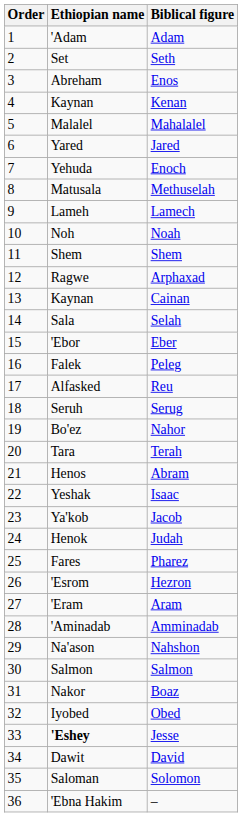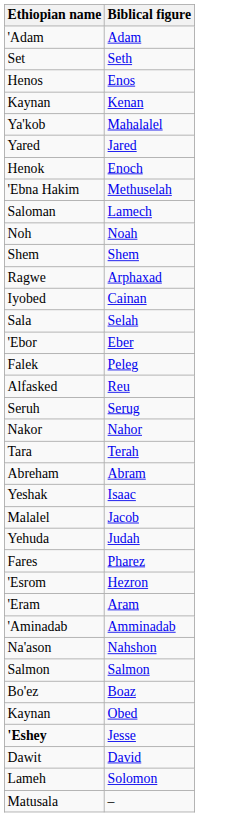- column: (26, 15)
(76, 80) Abreham -> (25, 80) Henos
(72, 124) Malalel -> (26, 124) Ya'kob
(71, 168) Yehuda -> (26, 168) Henok
(76, 189) Matusala -> (43, 189) 'Ebna Hakim
(70, 211) Lameh -> (32, 211) Saloman
(72, 299) Kaynan -> (27, 299) Iyobed
(66, 430) Bo'ez -> (25, 430) Nakor
(68, 473) Henos -> (33, 473) Abreham
(70, 517) Ya'kob -> (29, 517) Malalel
(69, 539) Henok -> (28, 539) Yehuda
(68, 691) Nakor -> (23, 691) Bo'ez
(70, 713) Iyobed -> (29, 713) Kaynan
(75, 779) Saloman -> (27, 779) Lameh
(86, 801) 'Ebna Hakim -> (33, 801) Matusala
